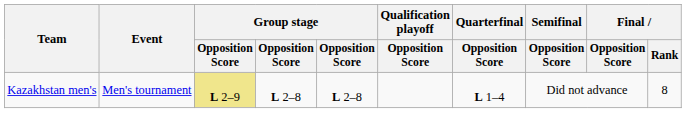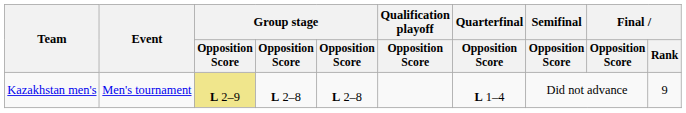(665, 90) 8 -> (665, 90) 9
